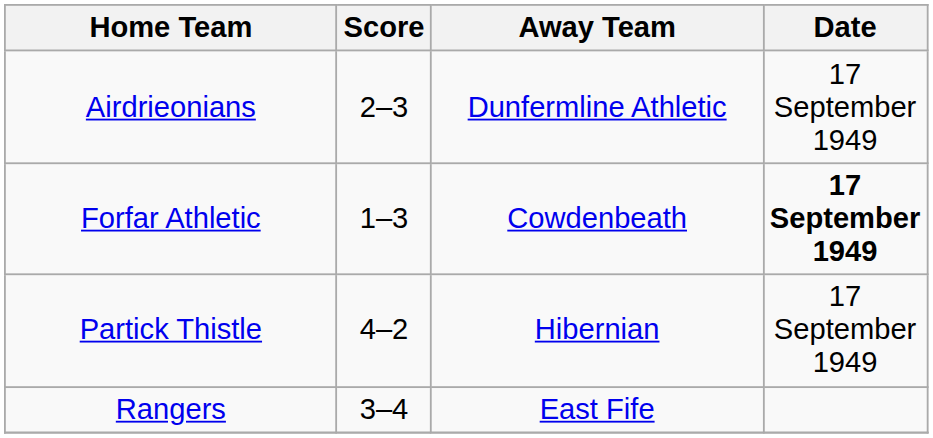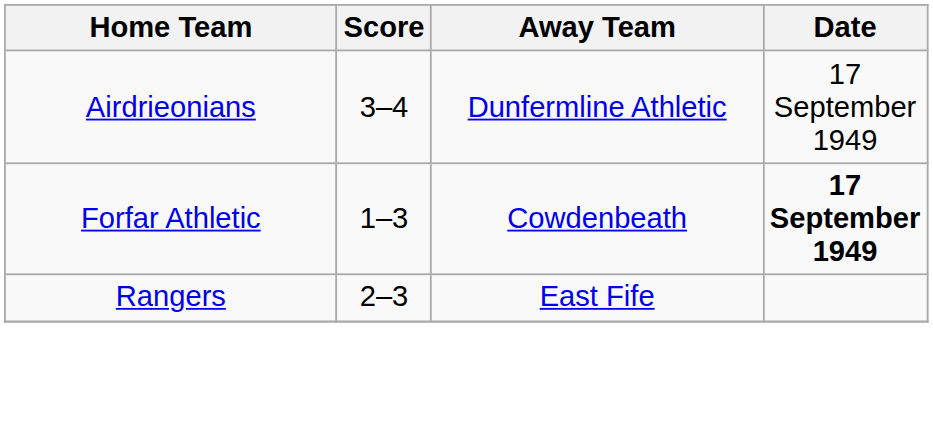(384, 106) 2–3 -> (384, 106) 3–4
- row: (171, 329)
(384, 408) 3–4 -> (384, 297) 2–3
